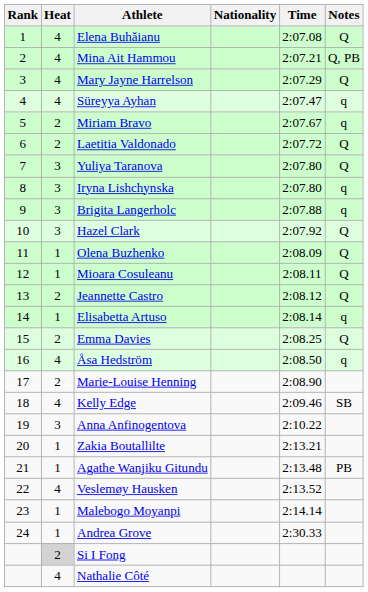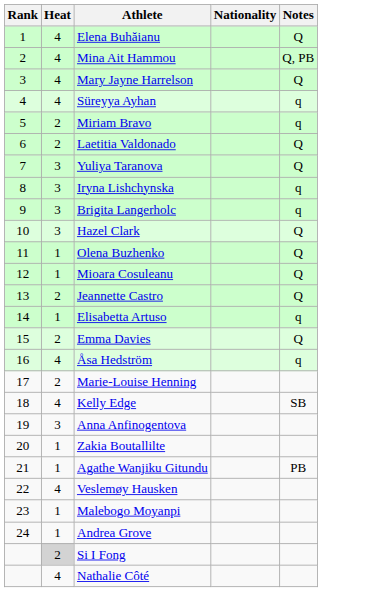- column: (302, 15)
